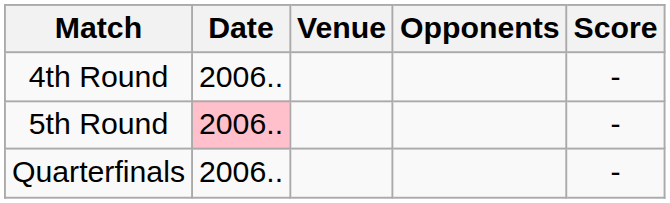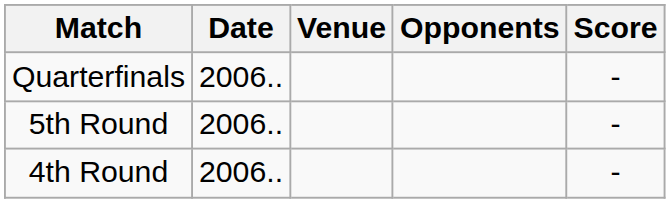rows swapped: (98, 76) <-> (98, 172)
(241, 124) pink background -> (241, 124) no background
